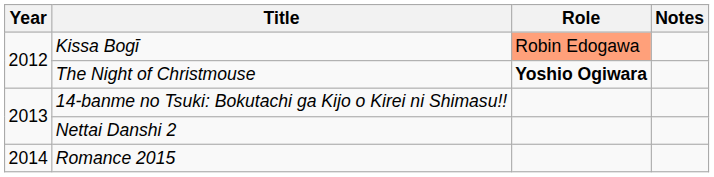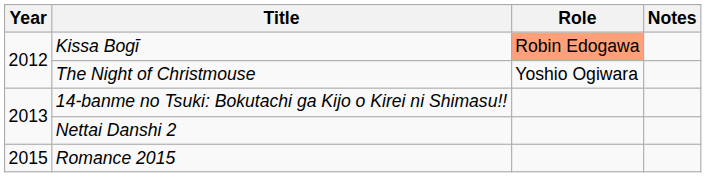(581, 74) bold -> (577, 74) normal
(28, 158) 2014 -> (28, 158) 2015
